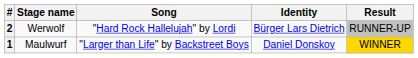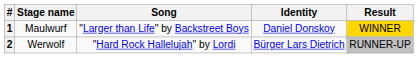rows swapped: (10, 45) <-> (10, 28)
